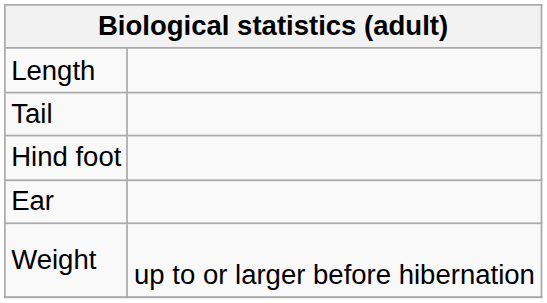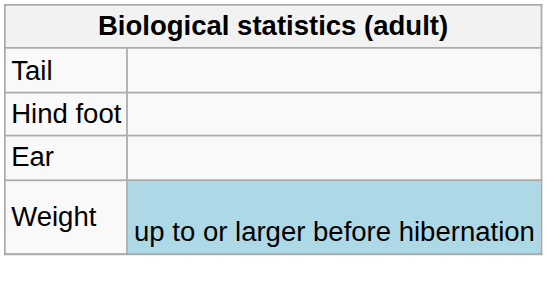- row: (53, 69)
(334, 275) no background -> (334, 231) lightblue background
